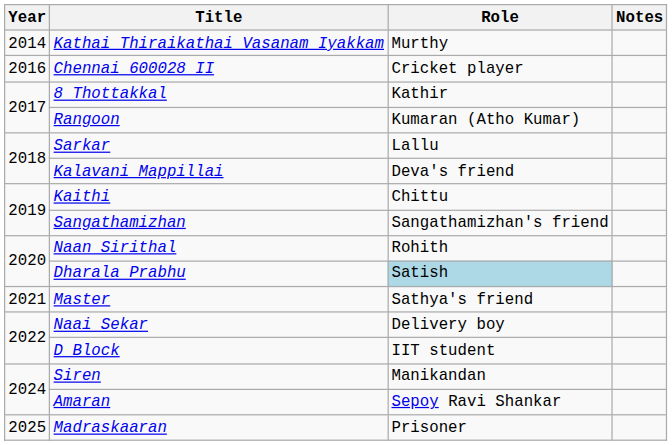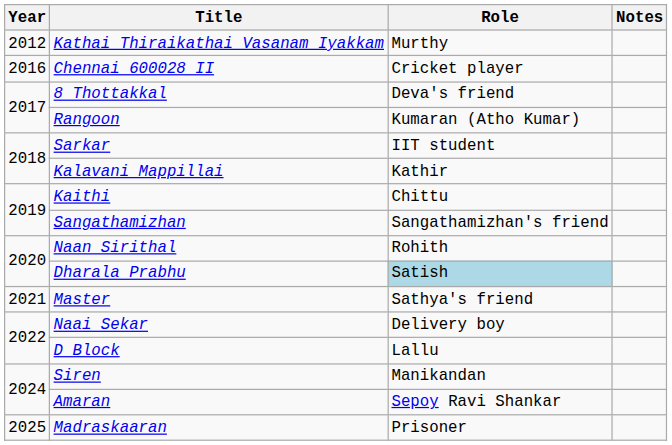(27, 43) 2014 -> (27, 43) 2012
(420, 94) Kathir -> (453, 94) Deva's friend
(415, 146) Lallu -> (443, 146) IIT student
(453, 171) Deva's friend -> (420, 171) Kathir
(443, 351) IIT student -> (415, 351) Lallu
